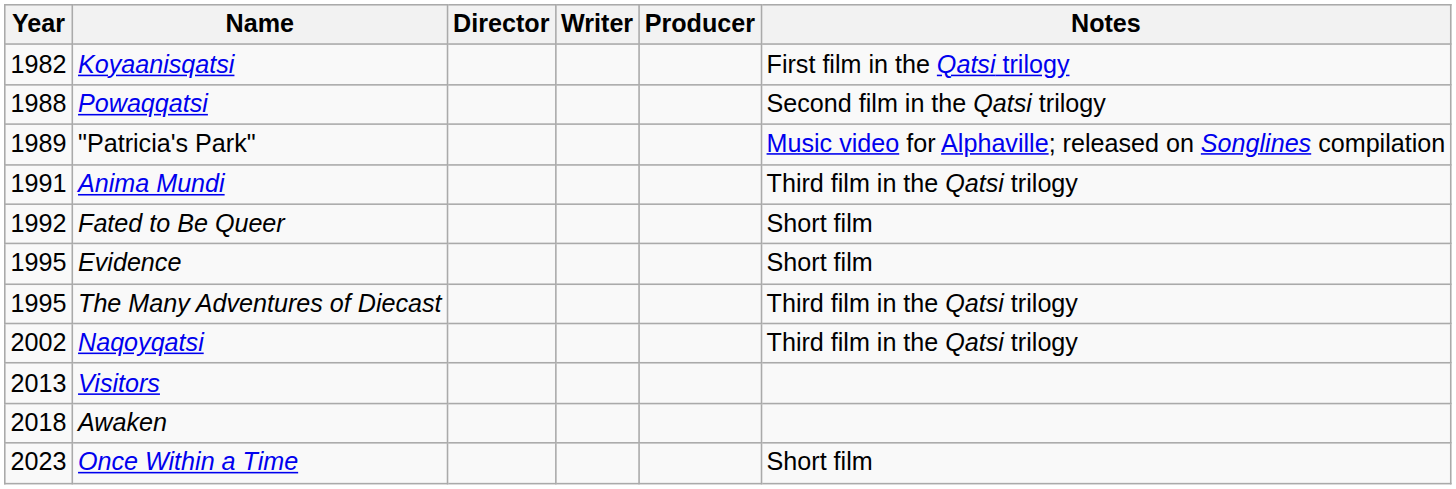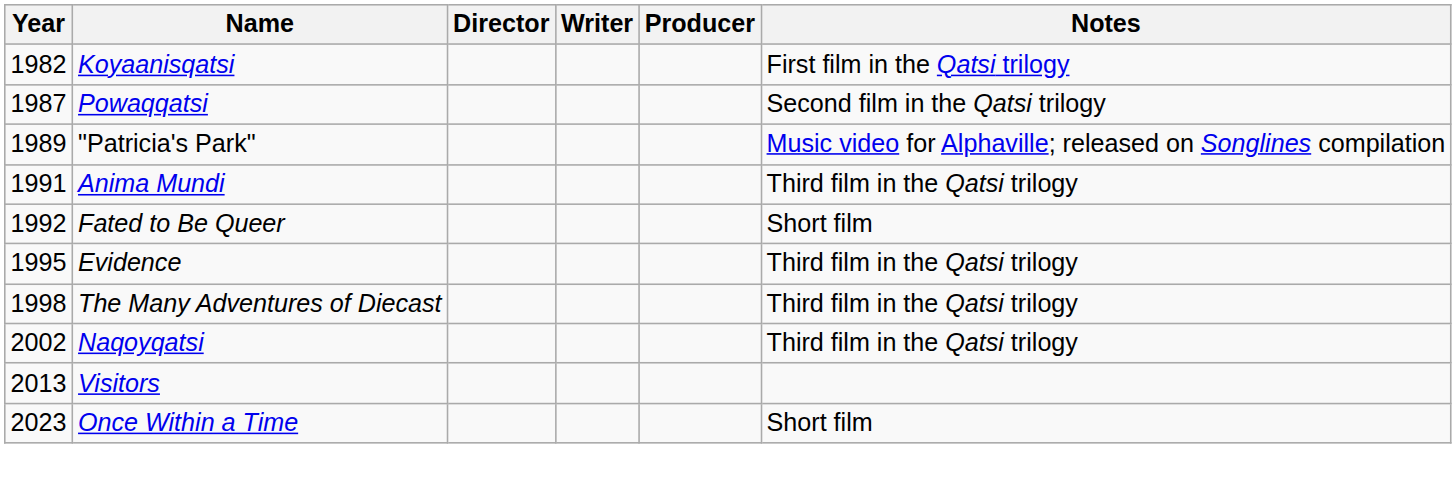(39, 104) 1988 -> (39, 104) 1987
(820, 263) Short film -> (922, 263) Third film in the Qatsi trilogy
(39, 303) 1995 -> (39, 303) 1998
- row: (122, 422)
